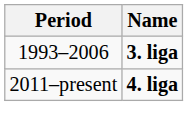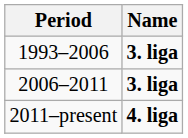+ row: (63, 84)
